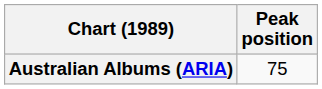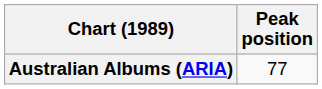(277, 68) 75 -> (277, 68) 77
